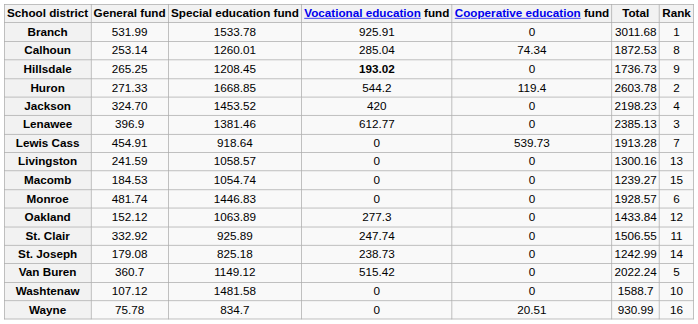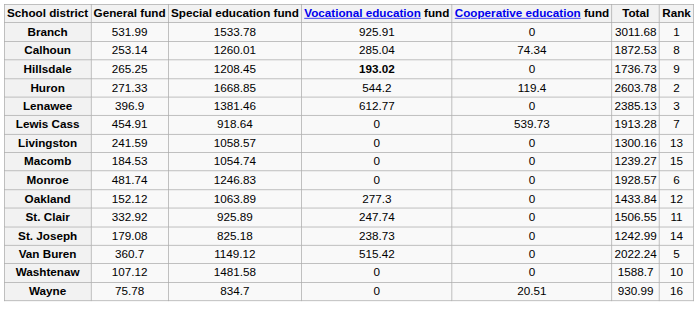- row: (48, 106)
(235, 198) 1446.83 -> (235, 180) 1246.83
